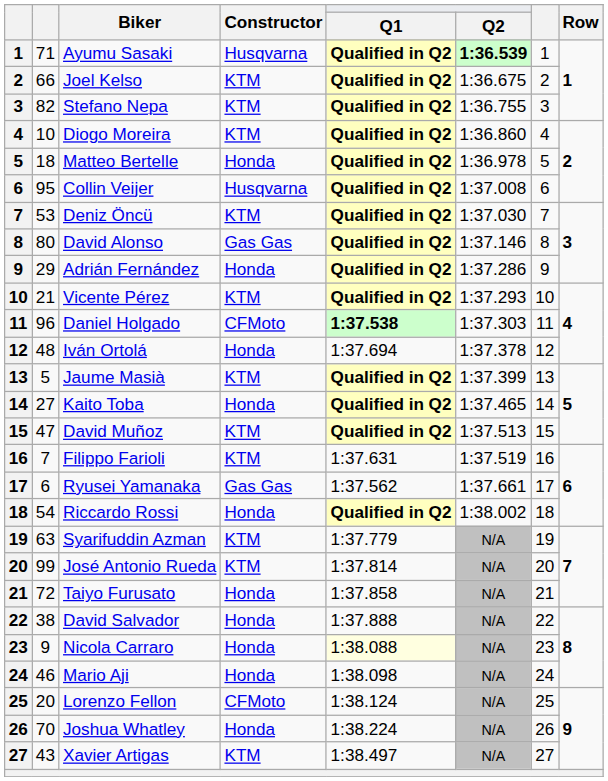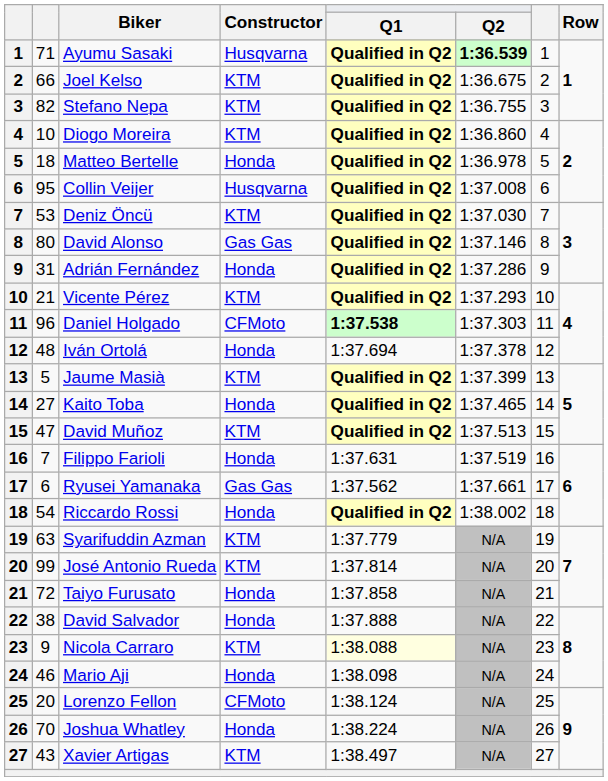(45, 269) 29 -> (45, 269) 31
(243, 458) KTM -> (250, 458) Honda
(250, 647) Honda -> (243, 647) KTM
